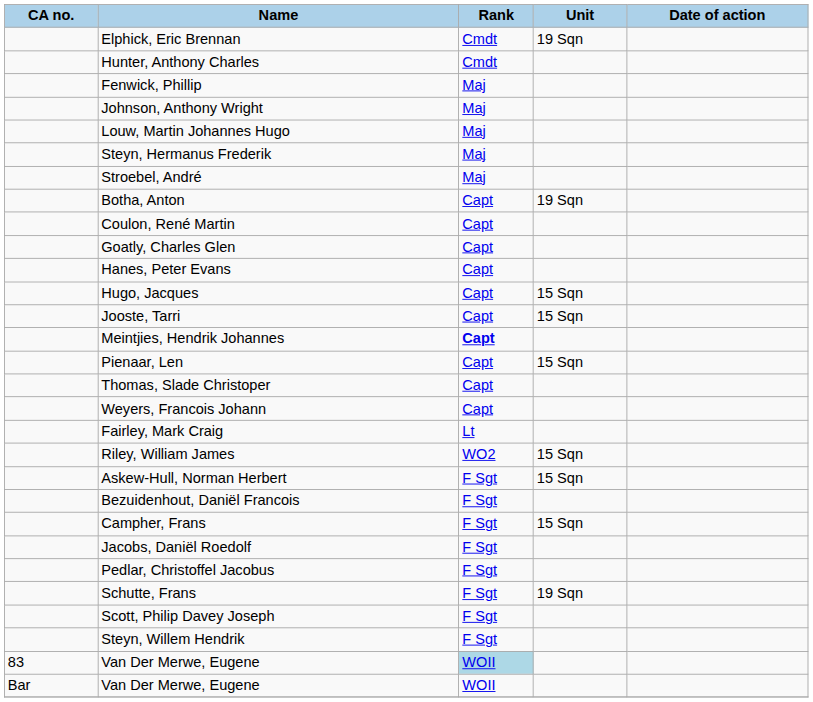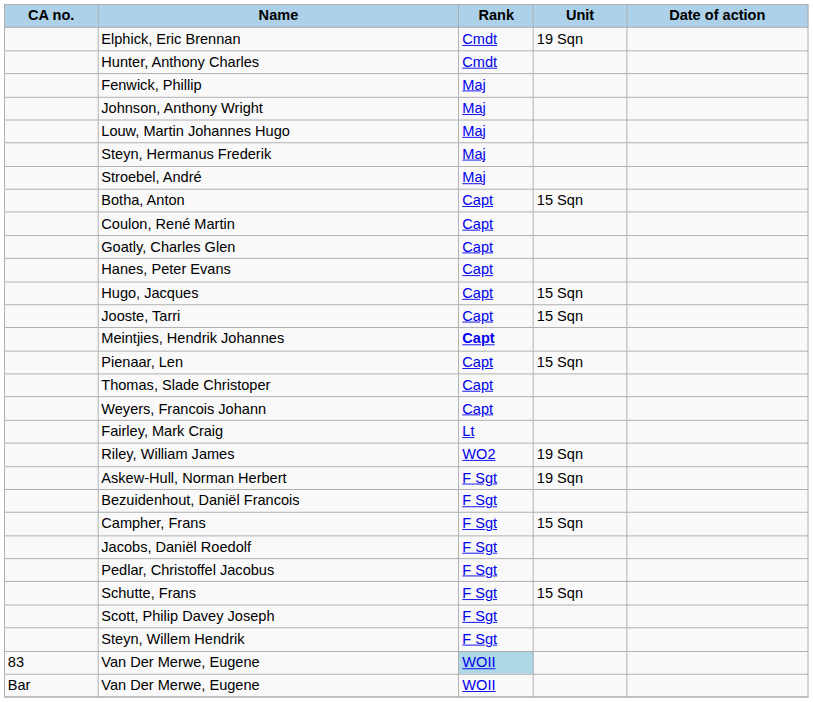(560, 200) 19 Sqn -> (560, 200) 15 Sqn
(560, 454) 15 Sqn -> (560, 454) 19 Sqn
(560, 477) 15 Sqn -> (560, 477) 19 Sqn
(560, 593) 19 Sqn -> (560, 593) 15 Sqn
